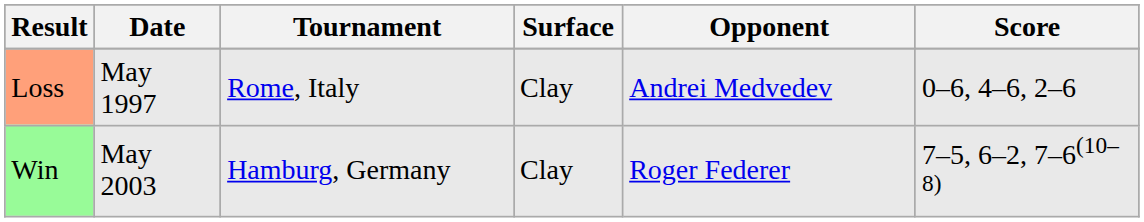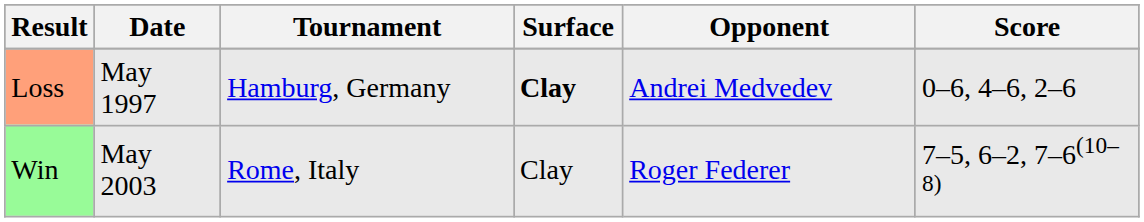(293, 86) Rome, Italy -> (339, 86) Hamburg, Germany
(546, 86) normal -> (548, 86) bold
(339, 170) Hamburg, Germany -> (293, 170) Rome, Italy
